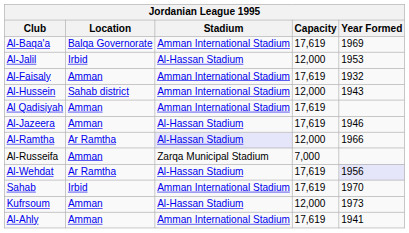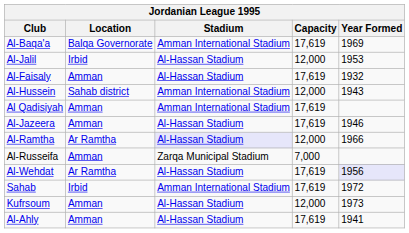(224, 76) Amman International Stadium -> (200, 76) Al-Hassan Stadium
(352, 188) 1970 -> (352, 188) 1972
(224, 220) Amman International Stadium -> (200, 220) Al-Hassan Stadium
